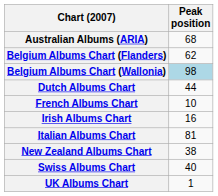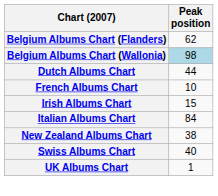- row: (87, 39)
(191, 119) 16 -> (191, 103) 15
(191, 135) 81 -> (191, 119) 84
